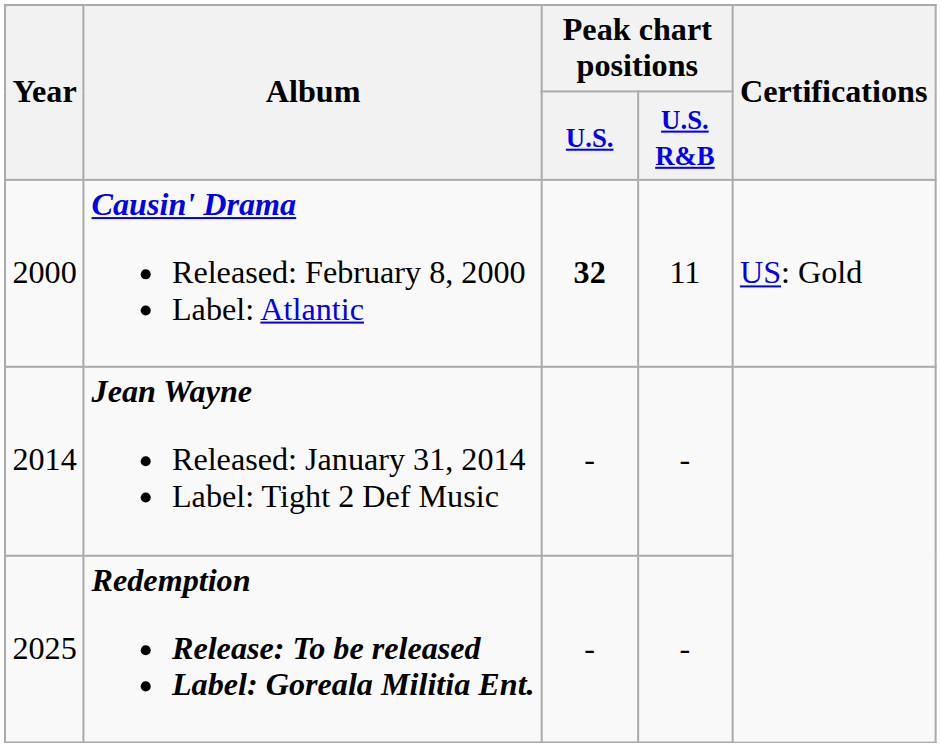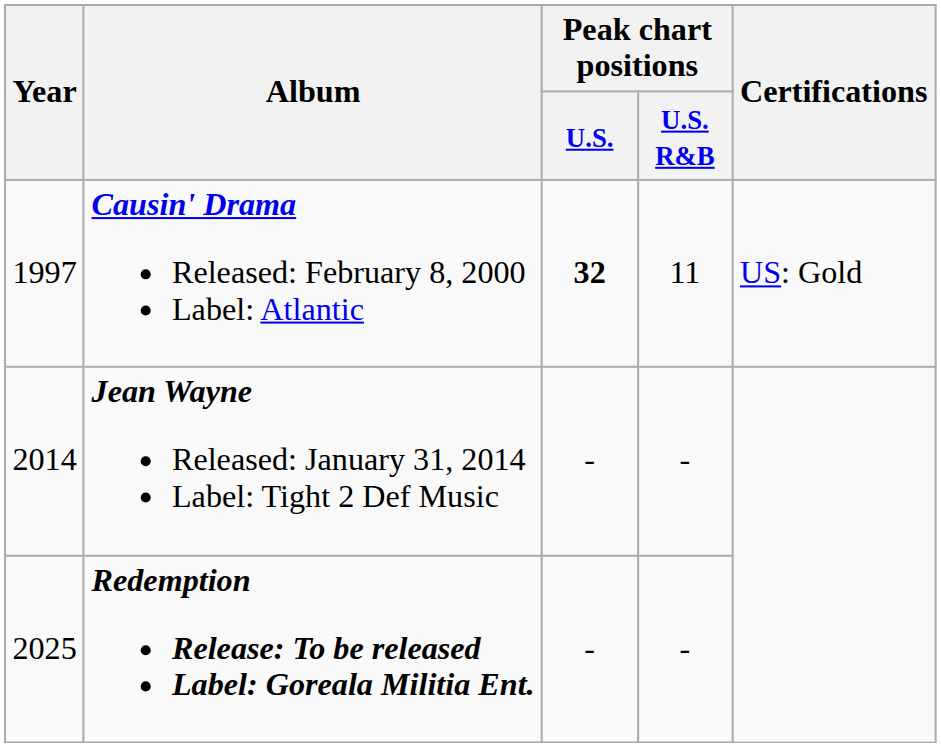(45, 272) 2000 -> (45, 272) 1997
